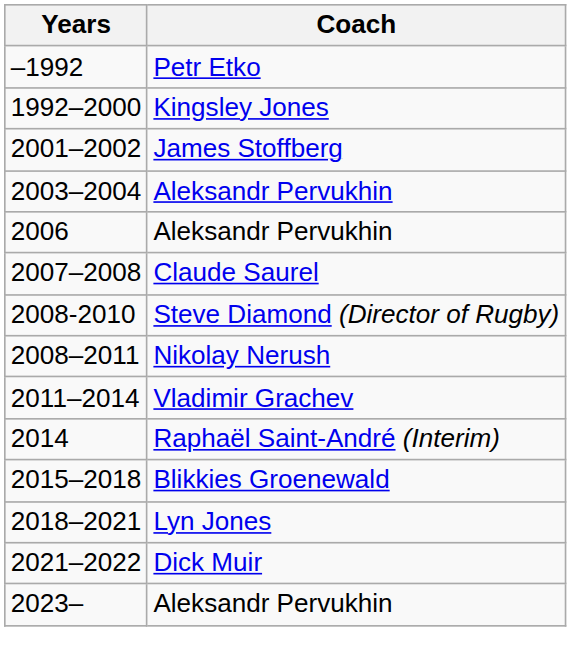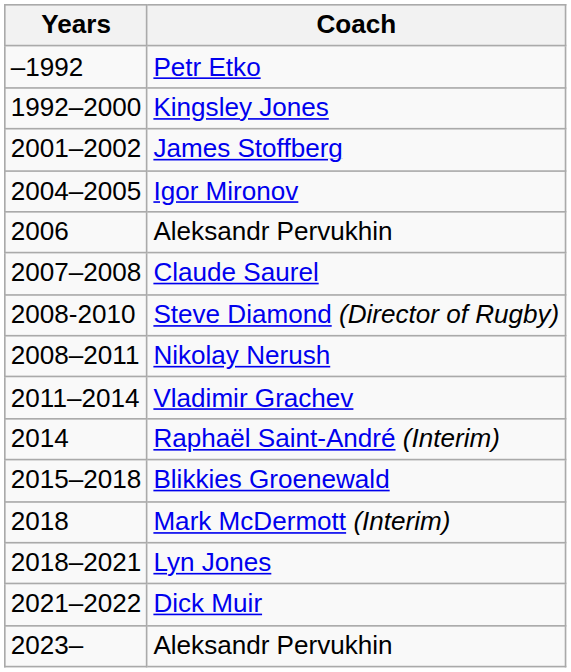- row: (76, 190)
+ row: (76, 190)
+ row: (40, 521)
